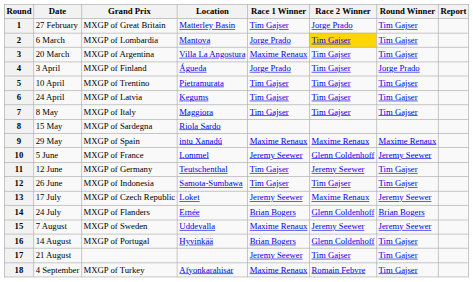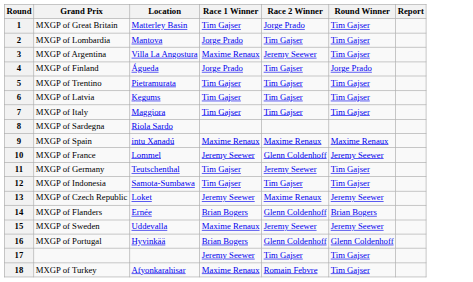- column: (58, 11)
(331, 39) gold background -> (283, 39) no background
(331, 54) Tim Gajser -> (290, 54) Jeremy Seewer
(398, 241) Tim Gajser -> (362, 241) Glenn Coldenhoff
